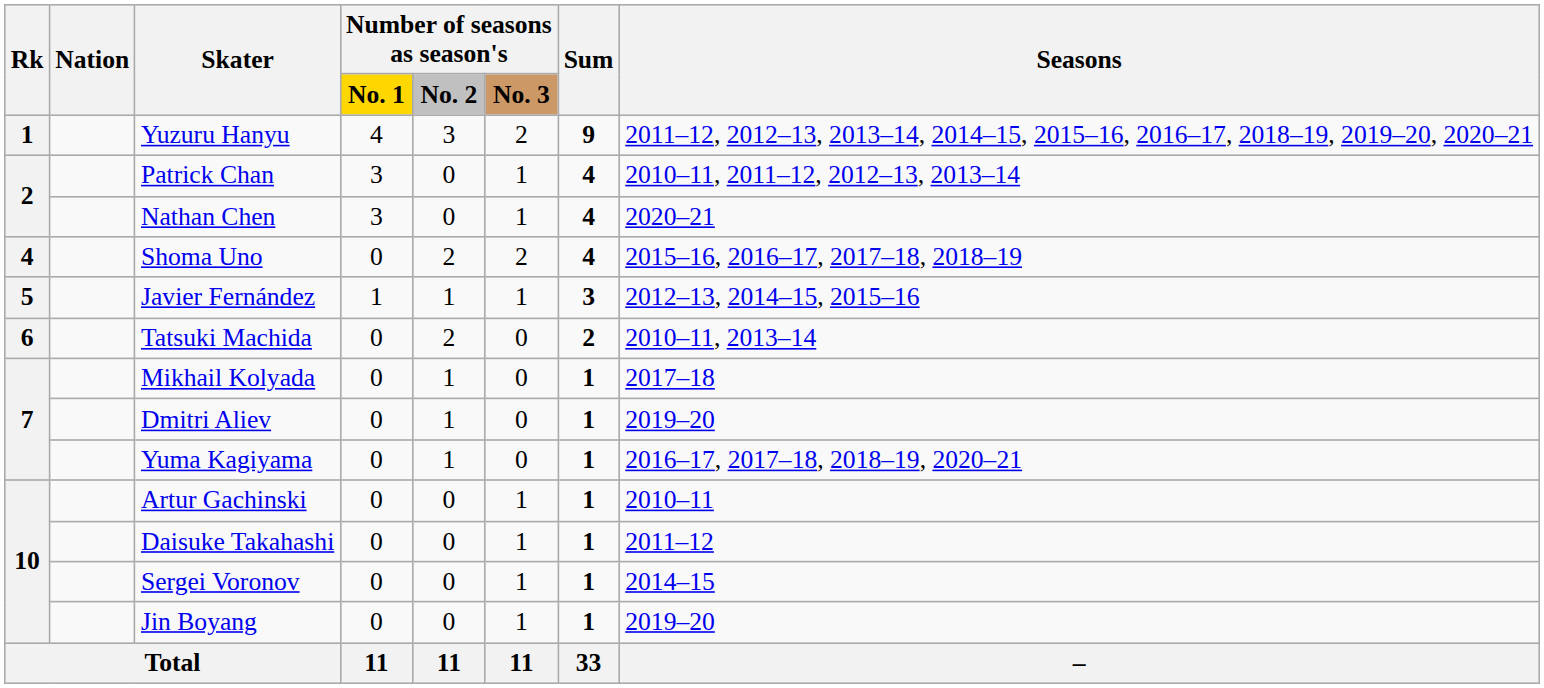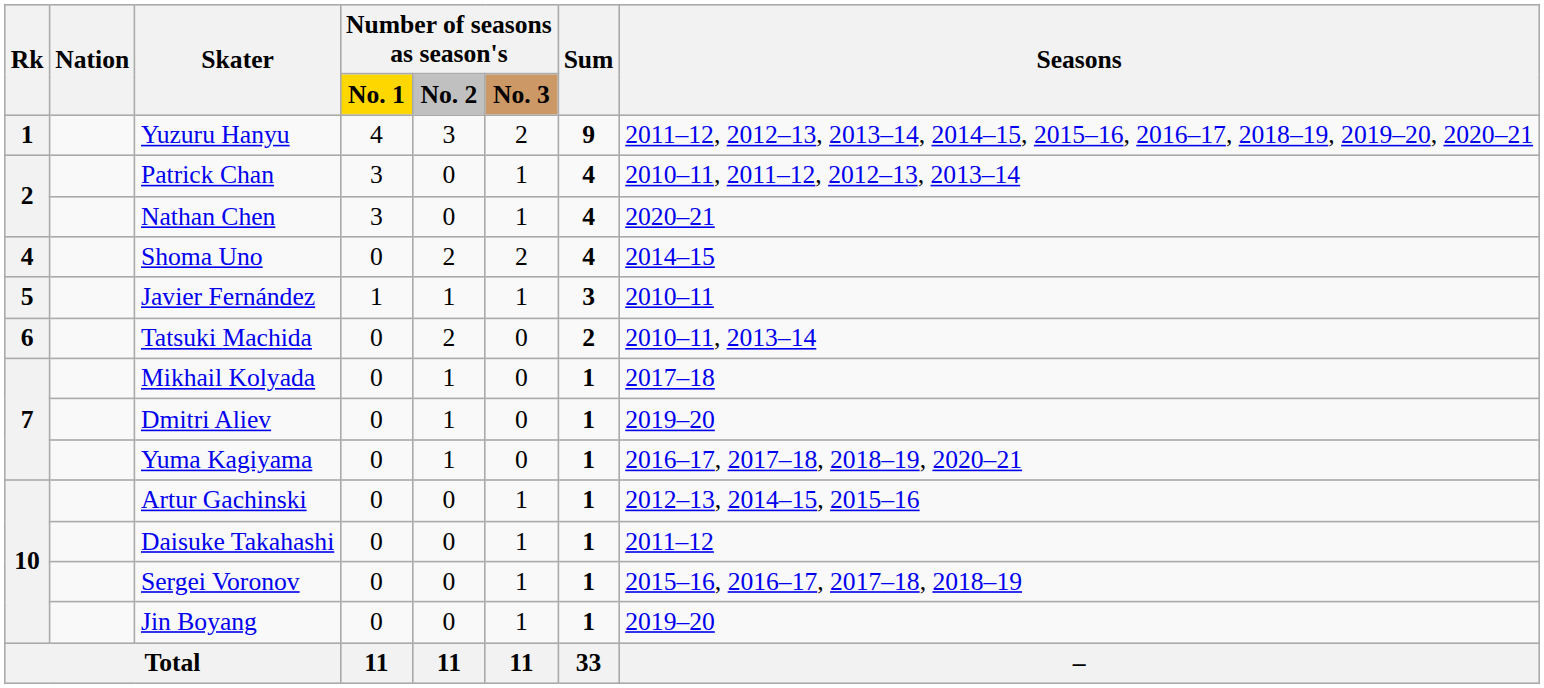(824, 256) 2015–16, 2016–17, 2017–18, 2018–19 -> (670, 256) 2014–15
(772, 297) 2012–13, 2014–15, 2015–16 -> (670, 297) 2010–11
(670, 500) 2010–11 -> (772, 500) 2012–13, 2014–15, 2015–16
(670, 581) 2014–15 -> (824, 581) 2015–16, 2016–17, 2017–18, 2018–19
